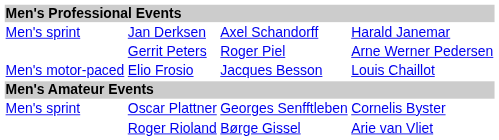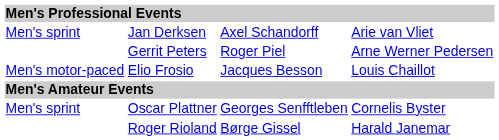(401, 32) Harald Janemar -> (392, 32) Arie van Vliet
(392, 128) Arie van Vliet -> (401, 128) Harald Janemar
